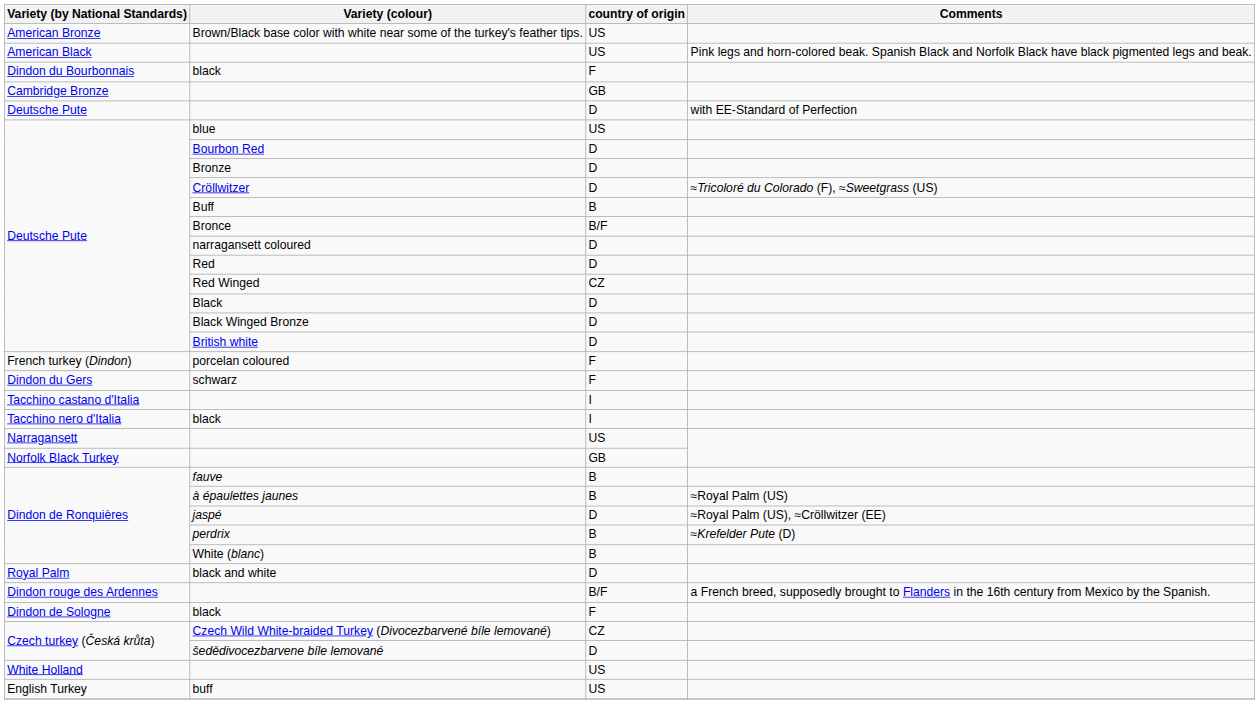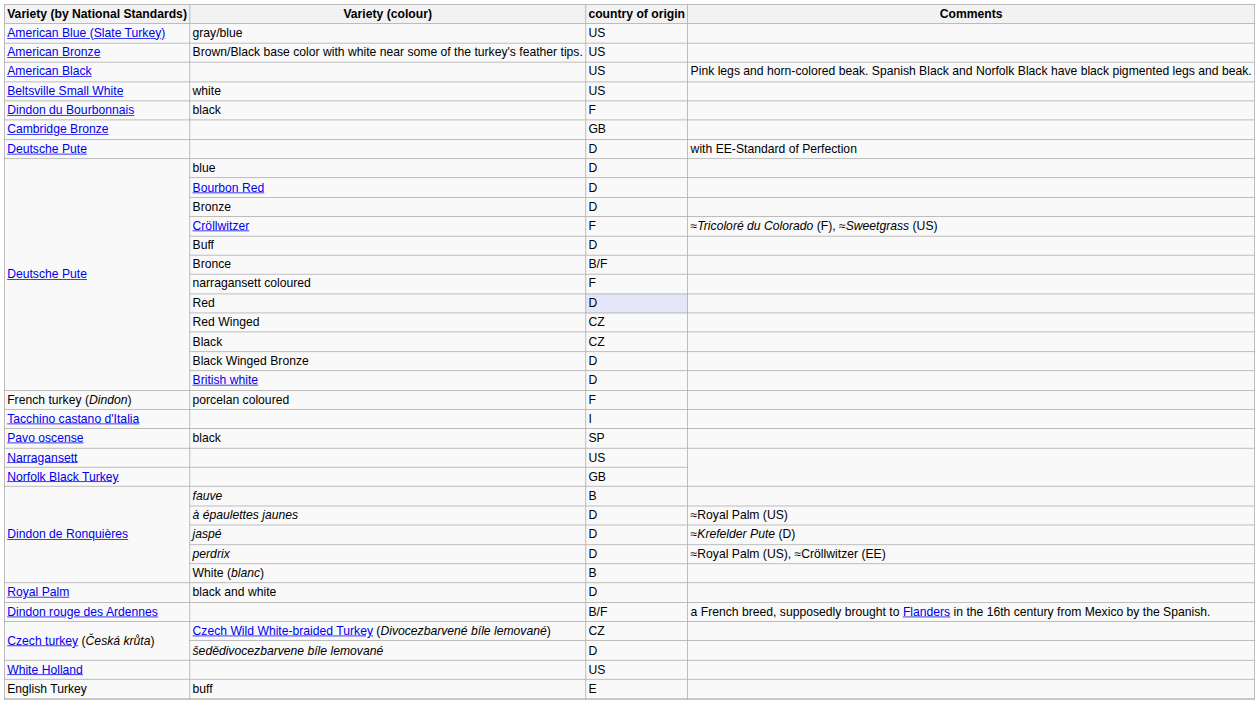+ row: (86, 33)
+ row: (65, 91)
(597, 129) US -> (593, 168) D
(593, 187) D -> (592, 226) F
(592, 206) B -> (593, 245) D
(593, 245) D -> (592, 284) F
(593, 264) no background -> (593, 303) lavender background
(593, 303) D -> (597, 341) CZ
- row: (50, 380)
- row: (64, 419)
+ row: (45, 438)
(592, 496) B -> (593, 515) D
(788, 515) ≈Royal Palm (US), ≈Cröllwitzer (EE) -> (743, 534) ≈Krefelder Pute (D)
(592, 534) B -> (593, 554) D
(743, 534) ≈Krefelder Pute (D) -> (788, 554) ≈Royal Palm (US), ≈Cröllwitzer (EE)
- row: (59, 611)
(597, 689) US -> (592, 689) E
